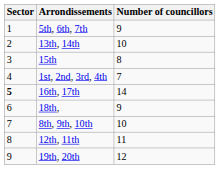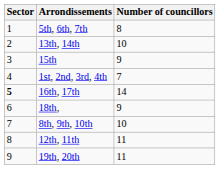(119, 28) 9 -> (119, 28) 8
(119, 60) 8 -> (119, 60) 9
(122, 156) 12 -> (121, 156) 11
